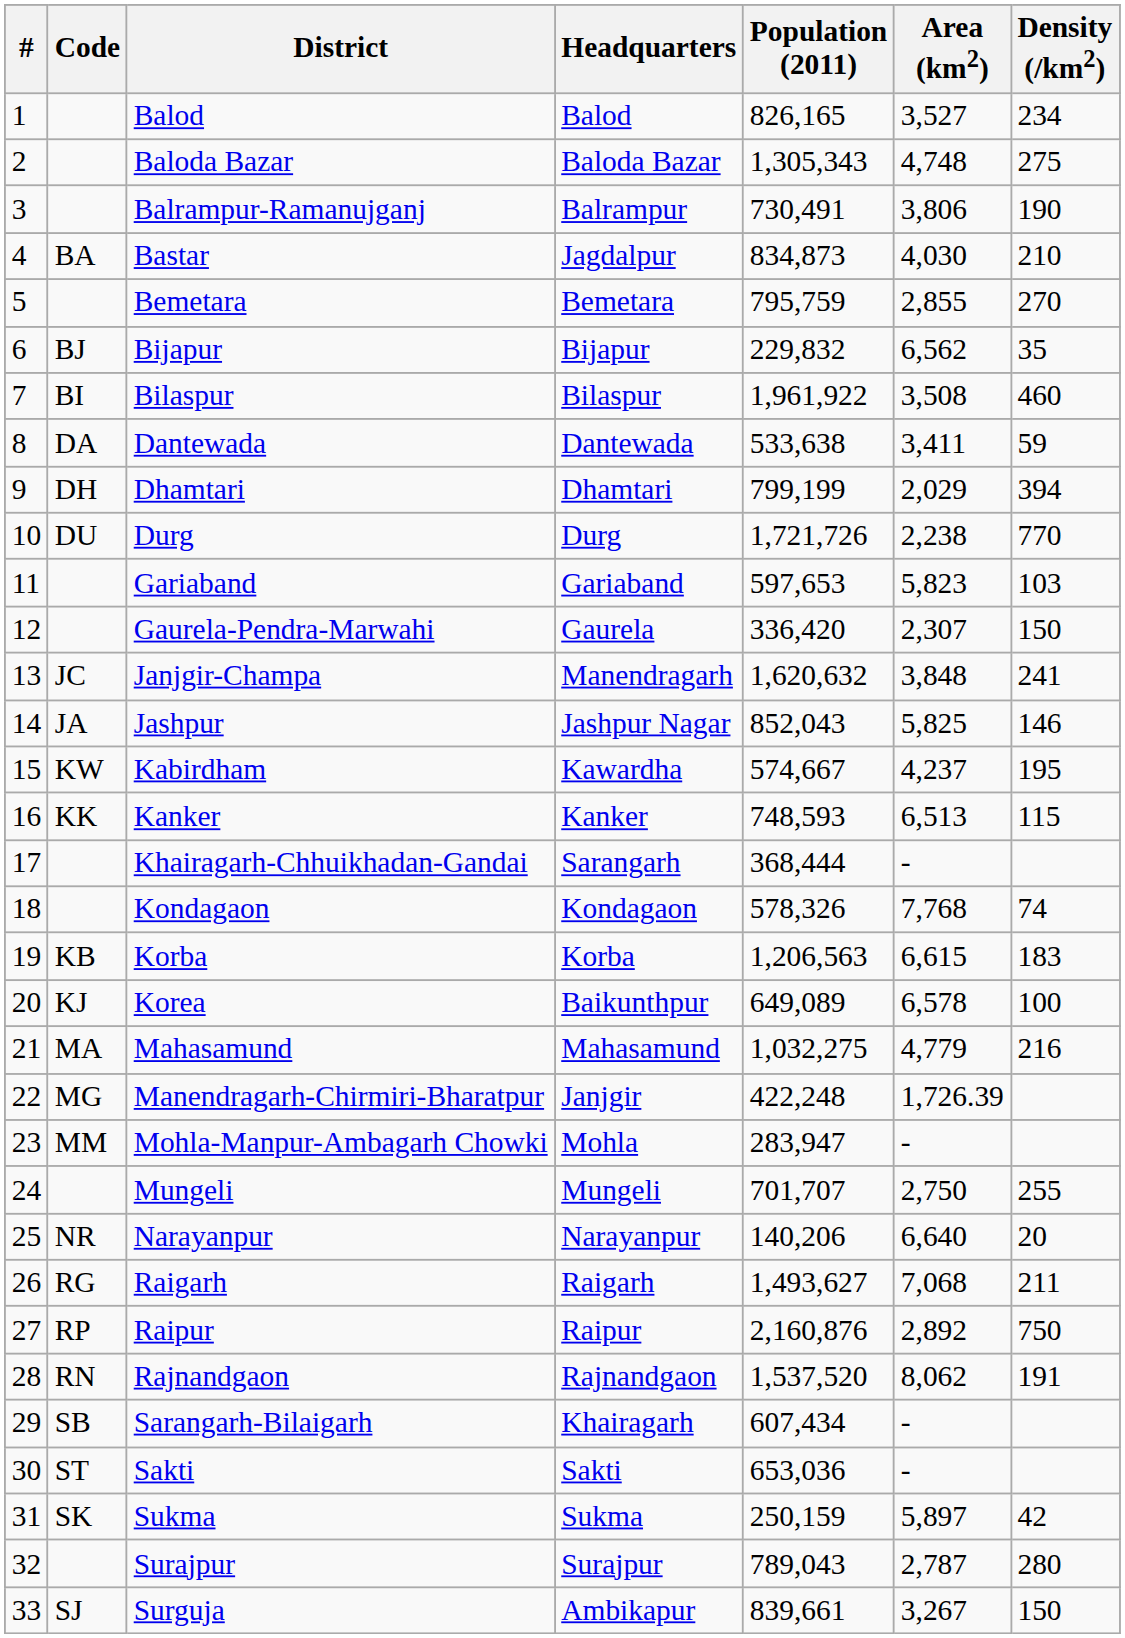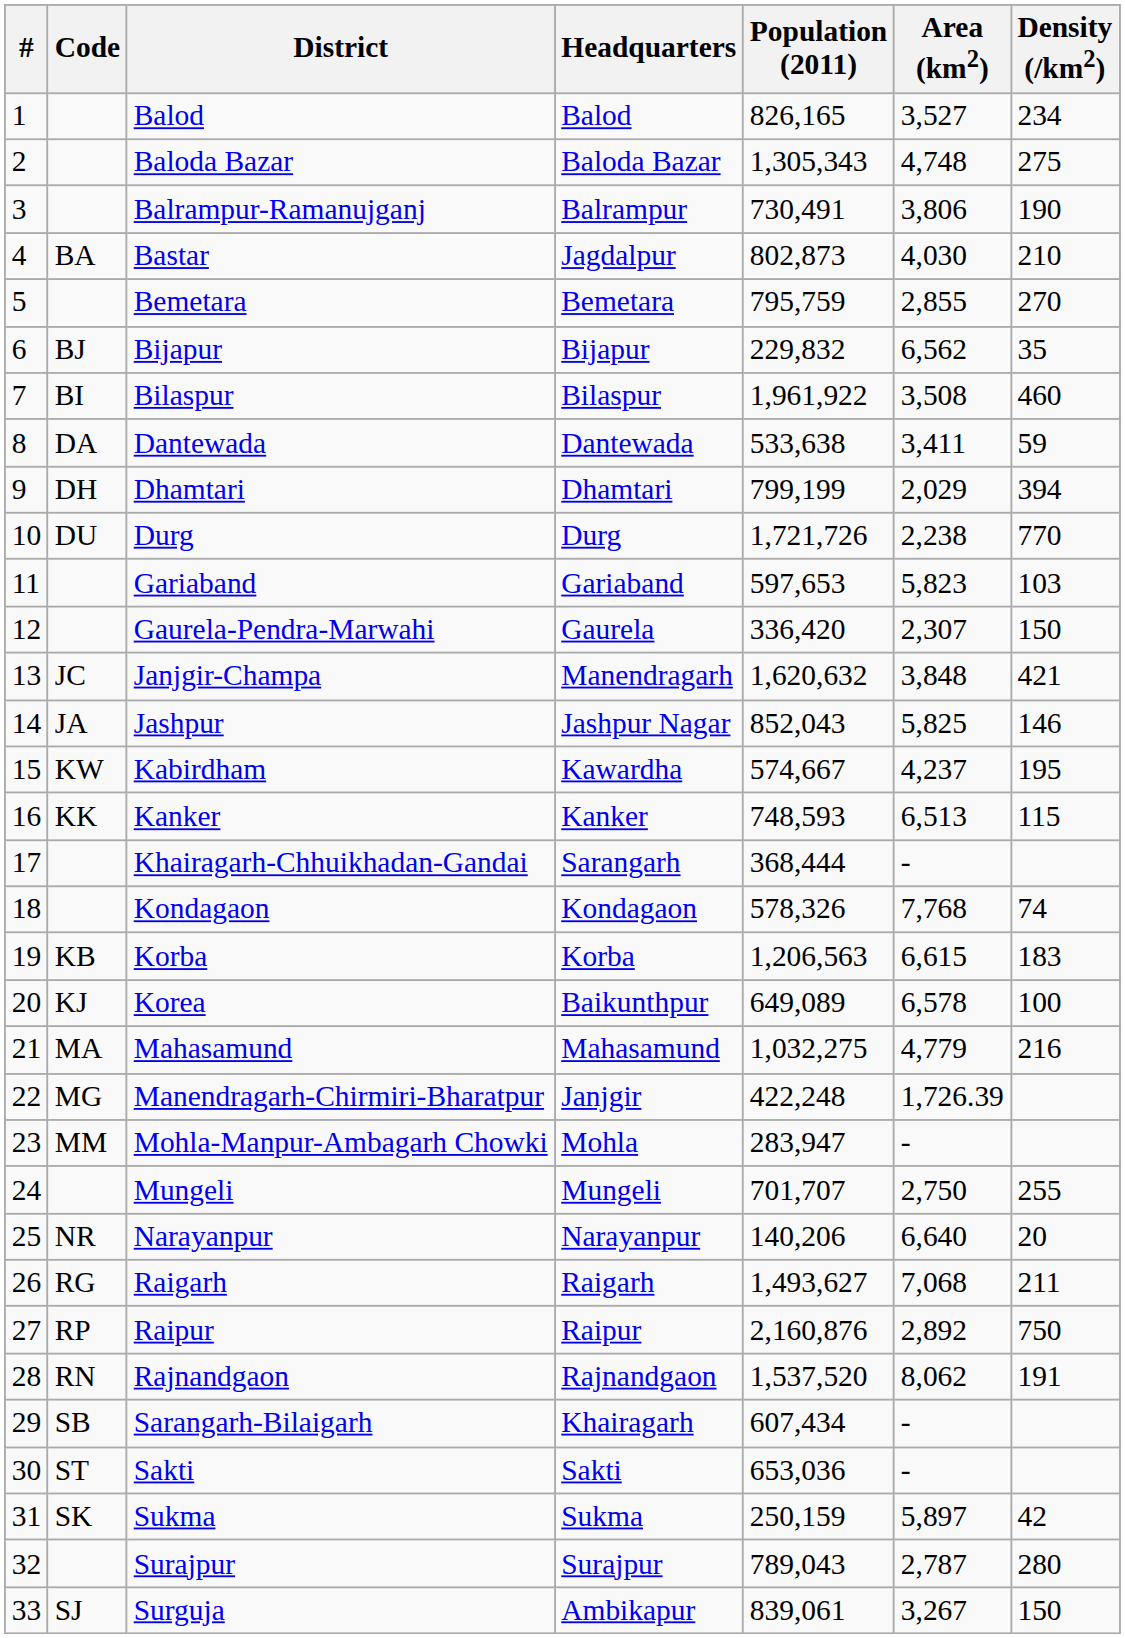(798, 255) 834,873 -> (798, 255) 802,873
(1039, 675) 241 -> (1039, 675) 421
(798, 1609) 839,661 -> (798, 1609) 839,061
